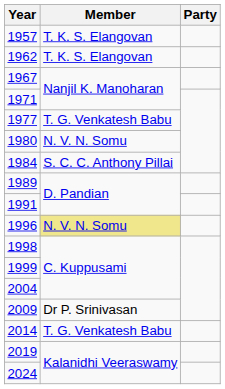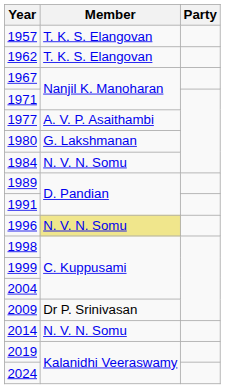(107, 120) T. G. Venkatesh Babu -> (99, 120) A. V. P. Asaithambi
(85, 141) N. V. N. Somu -> (90, 141) G. Lakshmanan
(108, 162) S. C. C. Anthony Pillai -> (85, 162) N. V. N. Somu
(107, 330) T. G. Venkatesh Babu -> (85, 330) N. V. N. Somu
